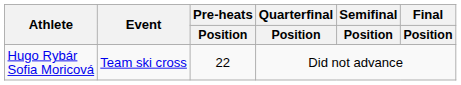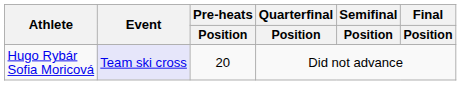(144, 63) no background -> (144, 63) lavender background
(223, 63) 22 -> (223, 63) 20
